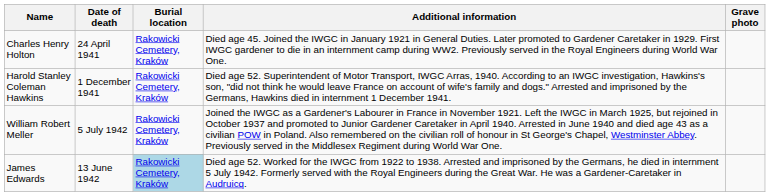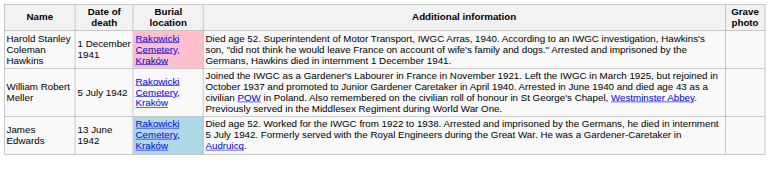- row: (38, 49)
(158, 87) no background -> (158, 49) pink background
